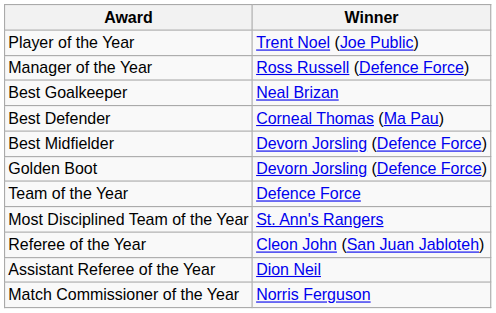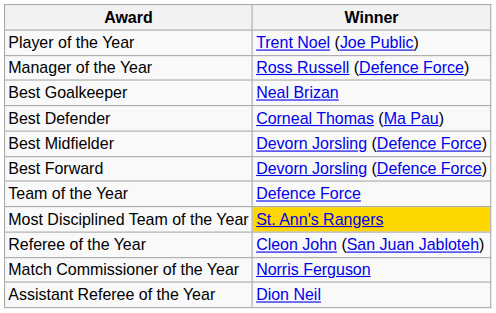+ row: (56, 169)
- row: (53, 169)
(320, 220) no background -> (320, 220) gold background
rows swapped: (112, 270) <-> (124, 295)
